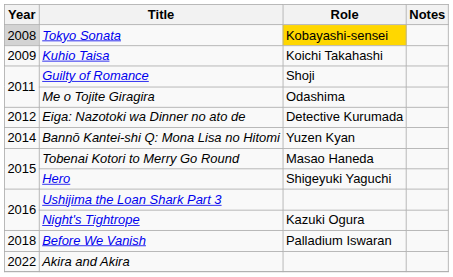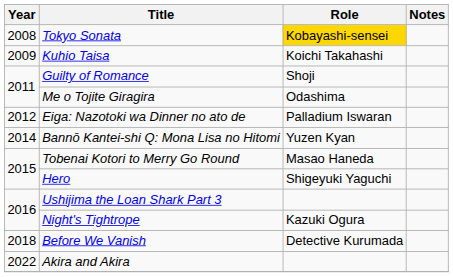(22, 35) lightgrey background -> (22, 35) no background
(345, 117) Detective Kurumada -> (339, 117) Palladium Iswaran
(339, 240) Palladium Iswaran -> (345, 240) Detective Kurumada
